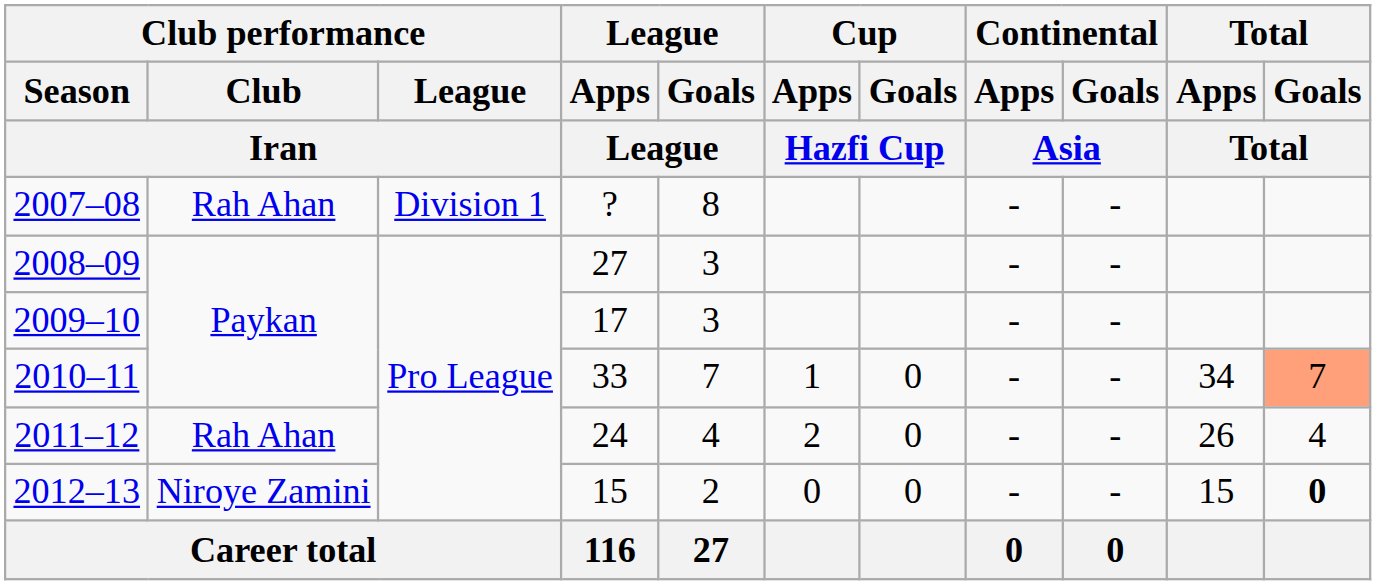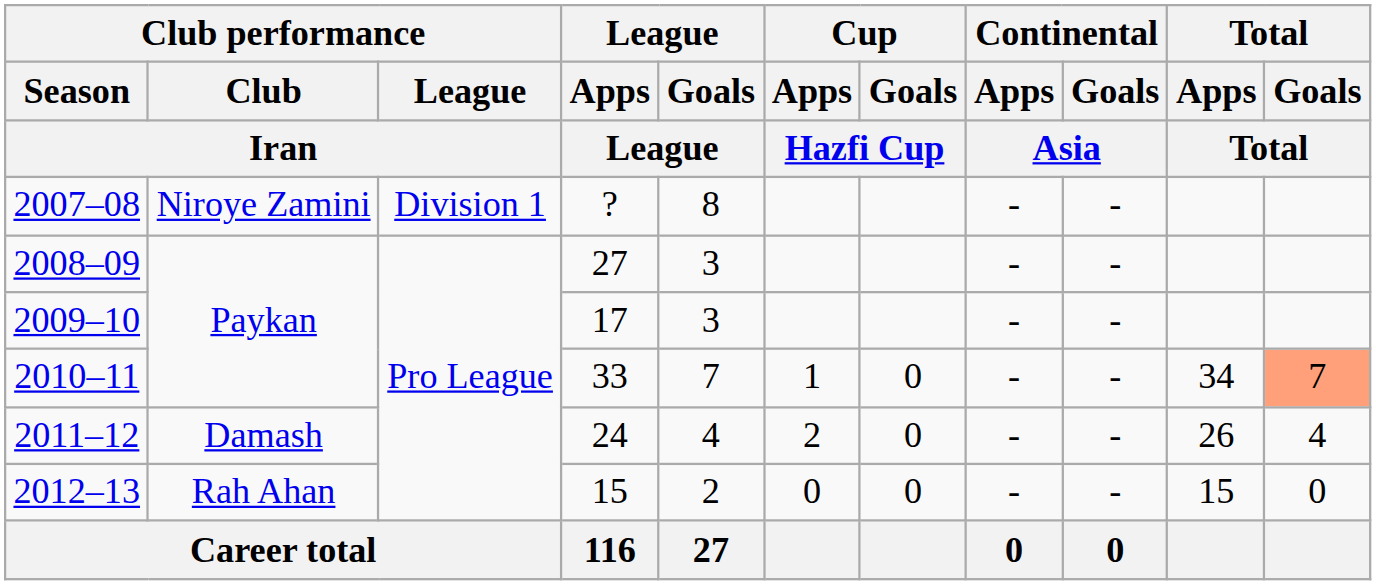(264, 205) Rah Ahan -> (264, 205) Niroye Zamini
(264, 434) Rah Ahan -> (264, 434) Damash
(264, 491) Niroye Zamini -> (264, 491) Rah Ahan
(1317, 491) bold -> (1317, 491) normal
